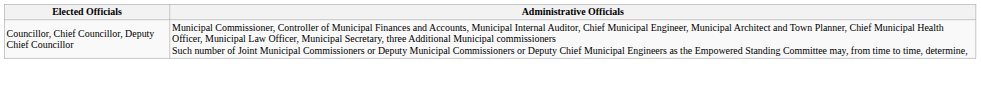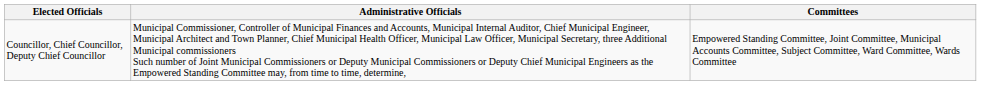+ column: (833, 12)
